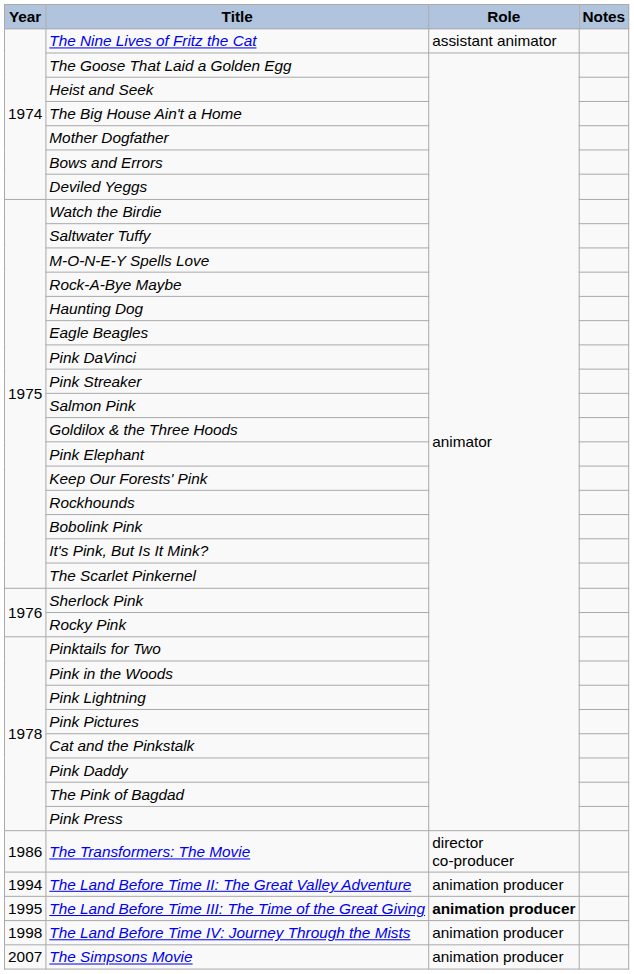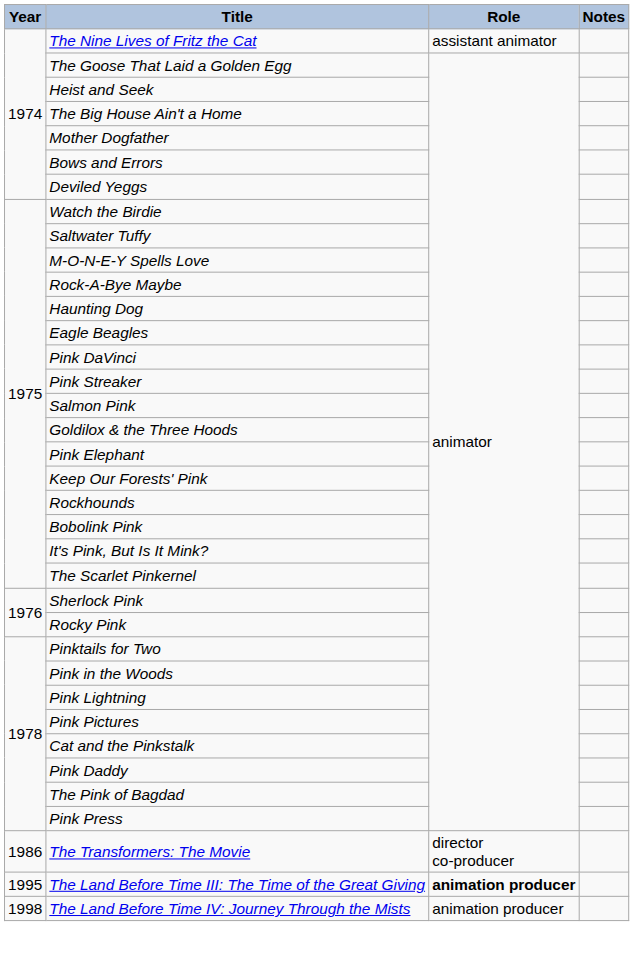- row: (230, 885)
- row: (121, 958)
